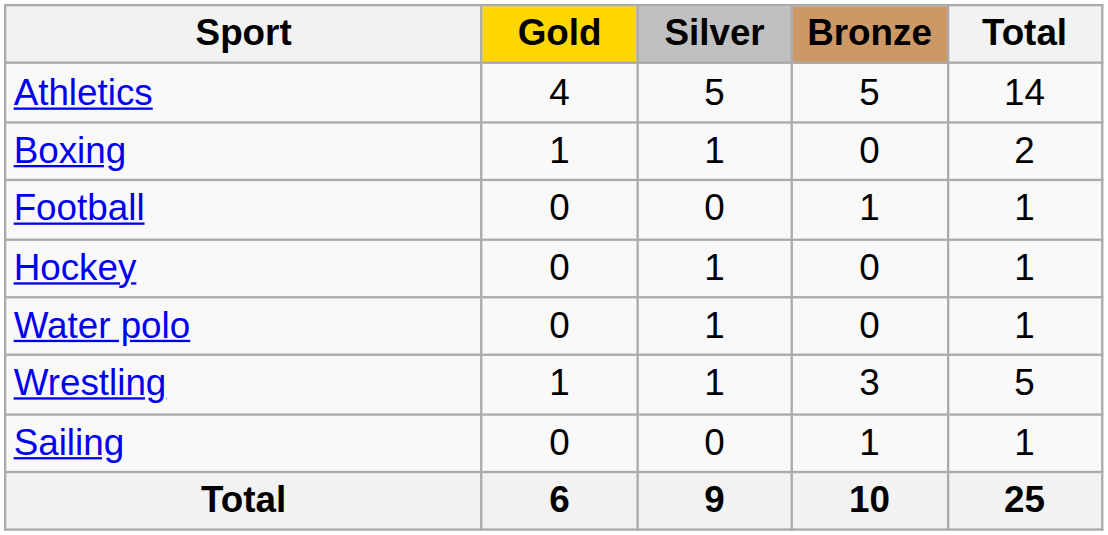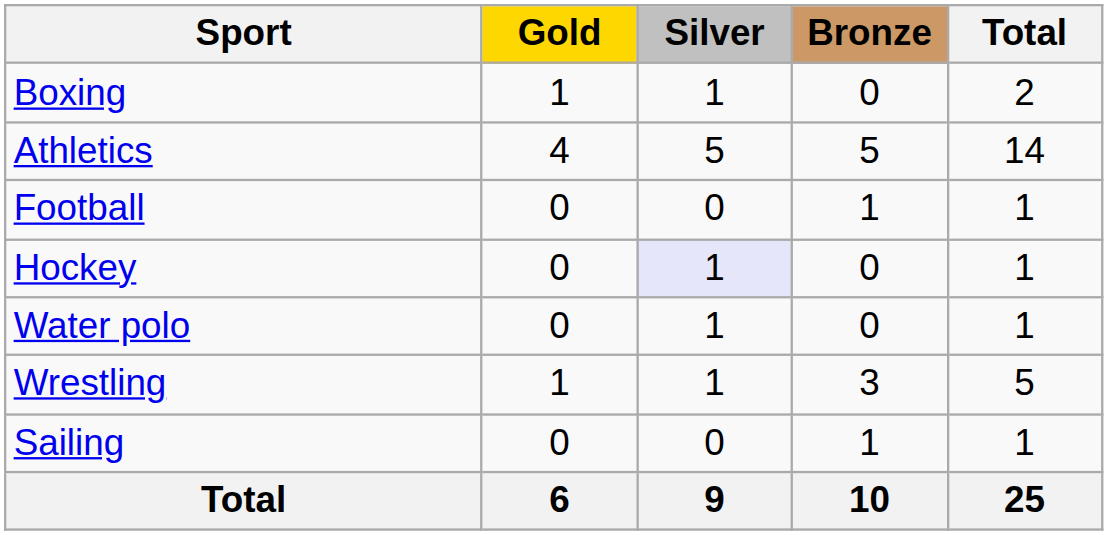rows swapped: (83, 92) <-> (70, 150)
(715, 267) no background -> (715, 267) lavender background
